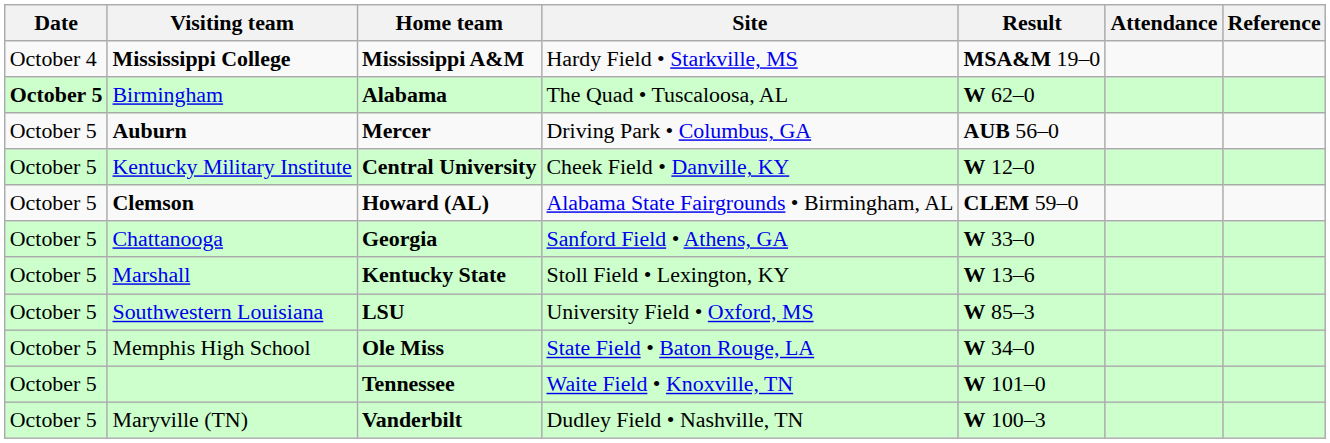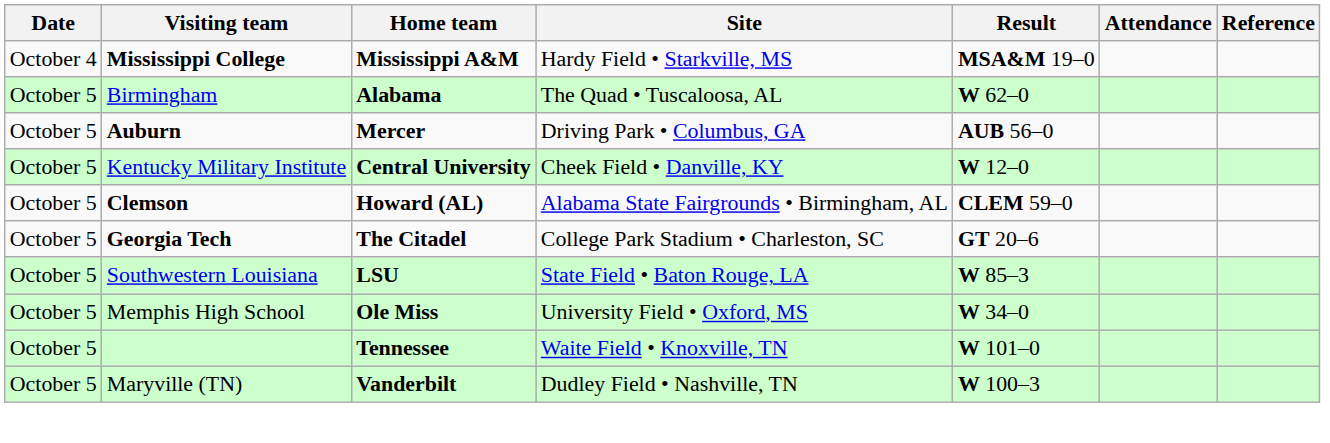(56, 94) bold -> (53, 94) normal
- row: (168, 239)
+ row: (169, 239)
- row: (151, 275)
(680, 311) University Field • Oxford, MS -> (675, 275) State Field • Baton Rouge, LA
(680, 347) State Field • Baton Rouge, LA -> (674, 311) University Field • Oxford, MS
